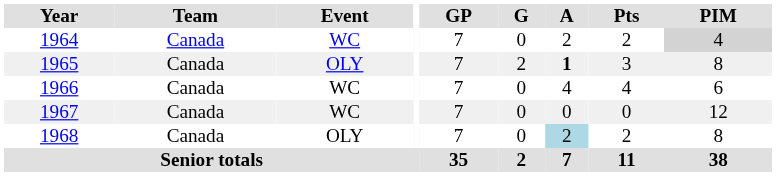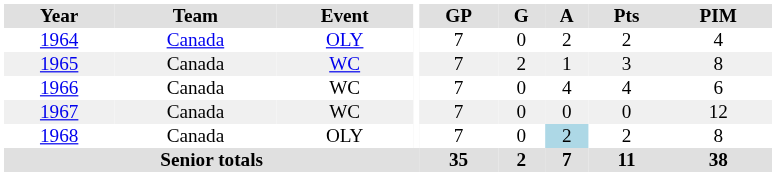(345, 39) WC -> (345, 39) OLY
(718, 39) lightgrey background -> (718, 39) no background
(345, 63) OLY -> (345, 63) WC
(567, 63) bold -> (567, 63) normal
